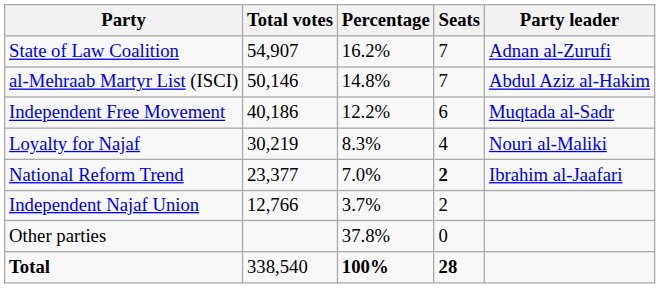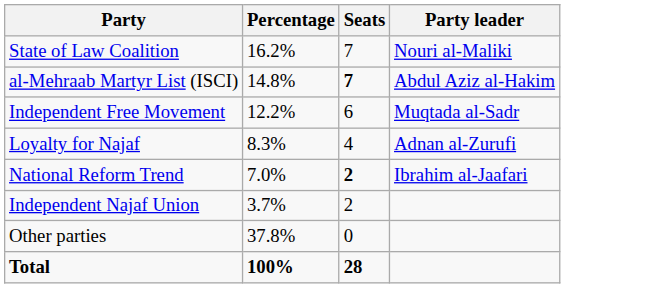- column: (290, 20)
(550, 51) Adnan al-Zurufi -> (453, 51) Nouri al-Maliki
(443, 82) normal -> (348, 82) bold
(548, 143) Nouri al-Maliki -> (455, 143) Adnan al-Zurufi
